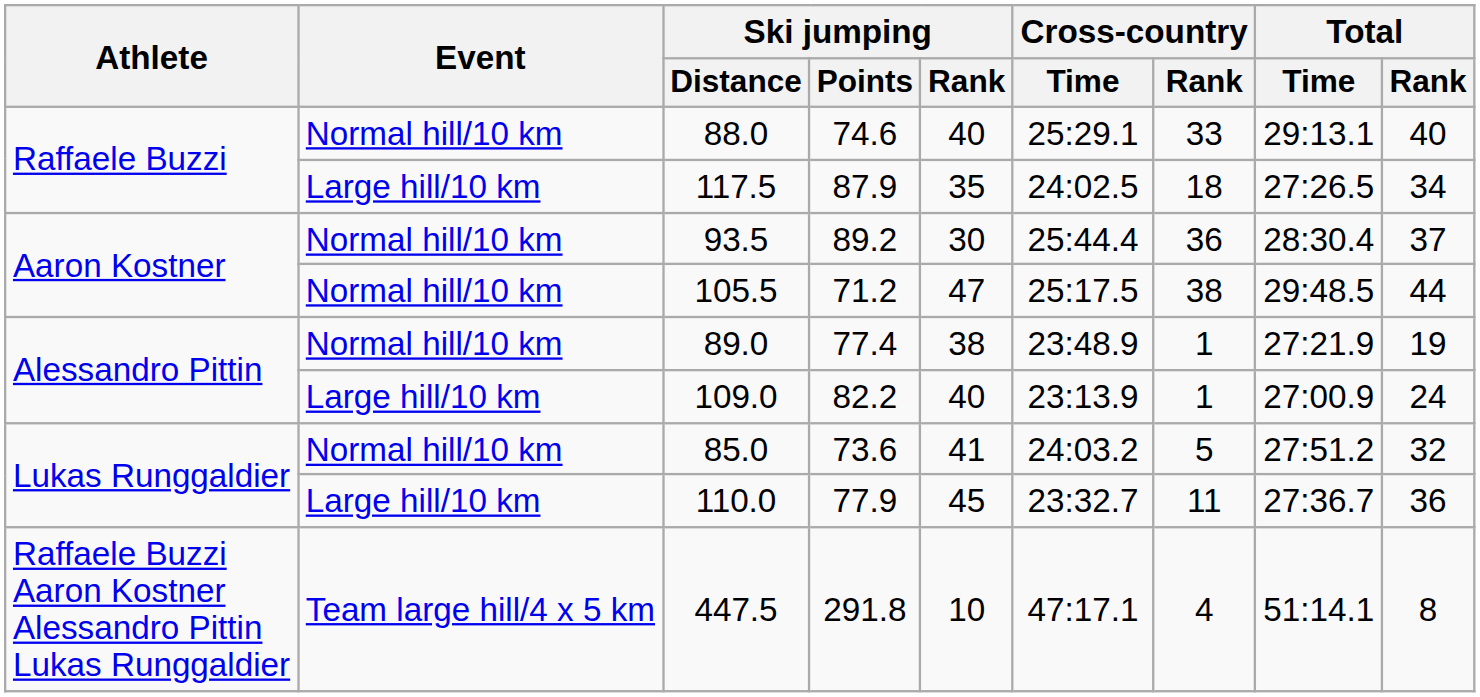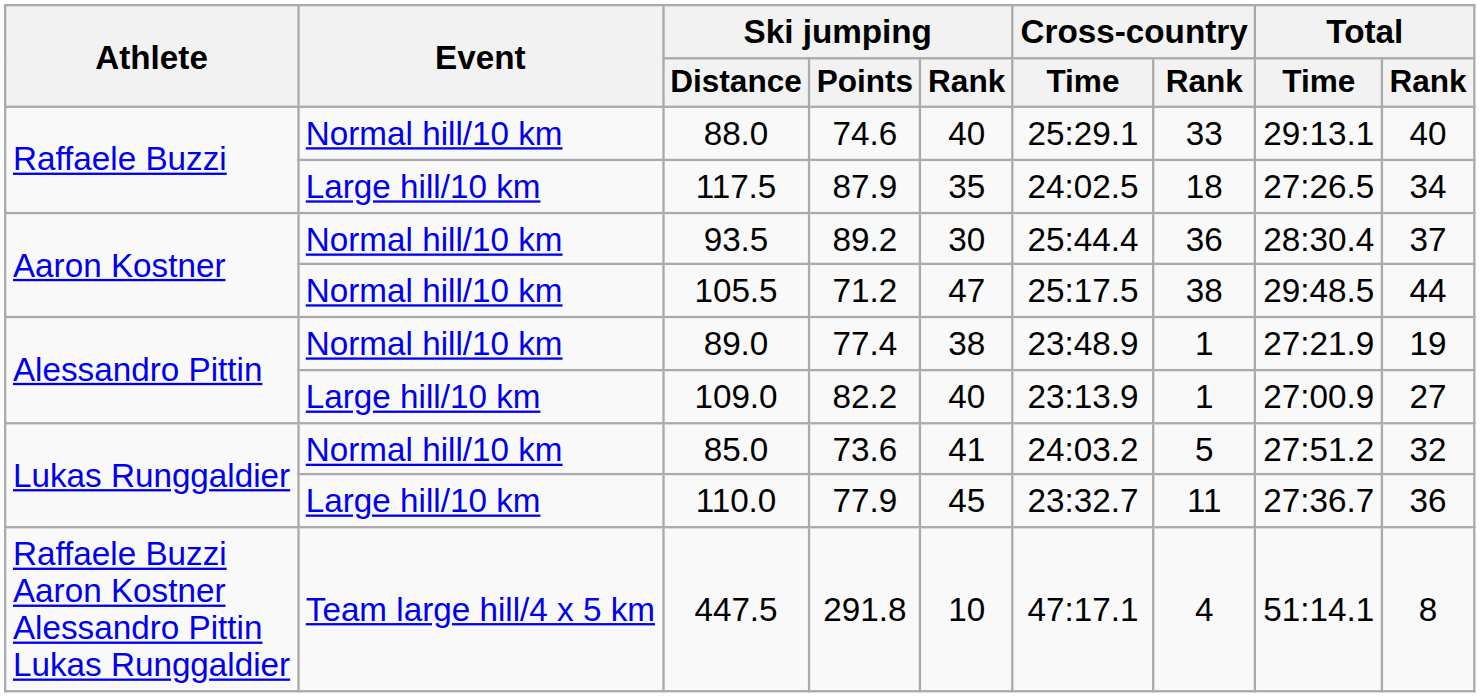(1428, 397) 24 -> (1428, 397) 27
